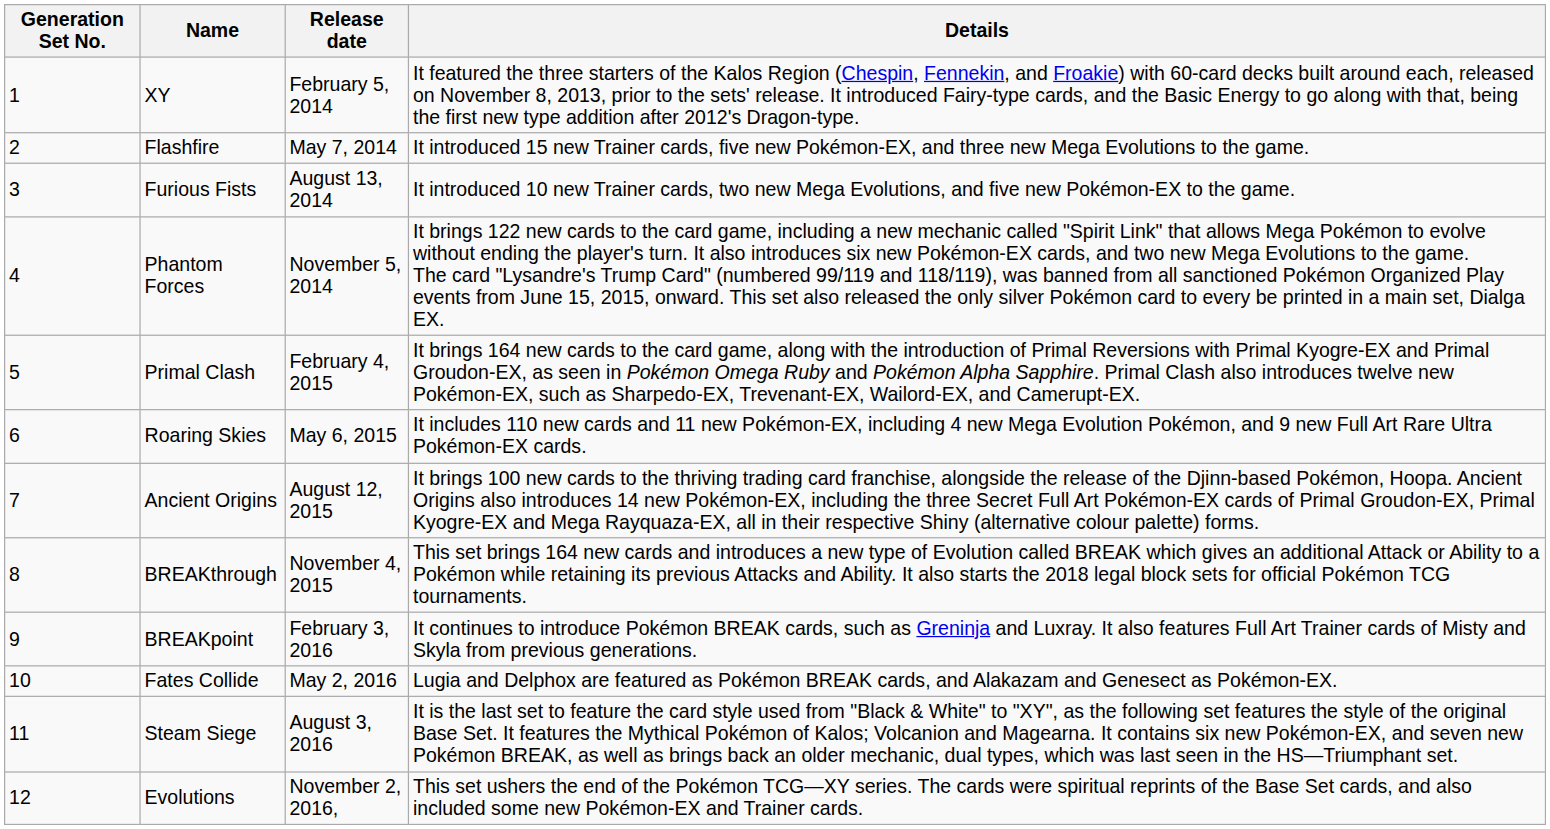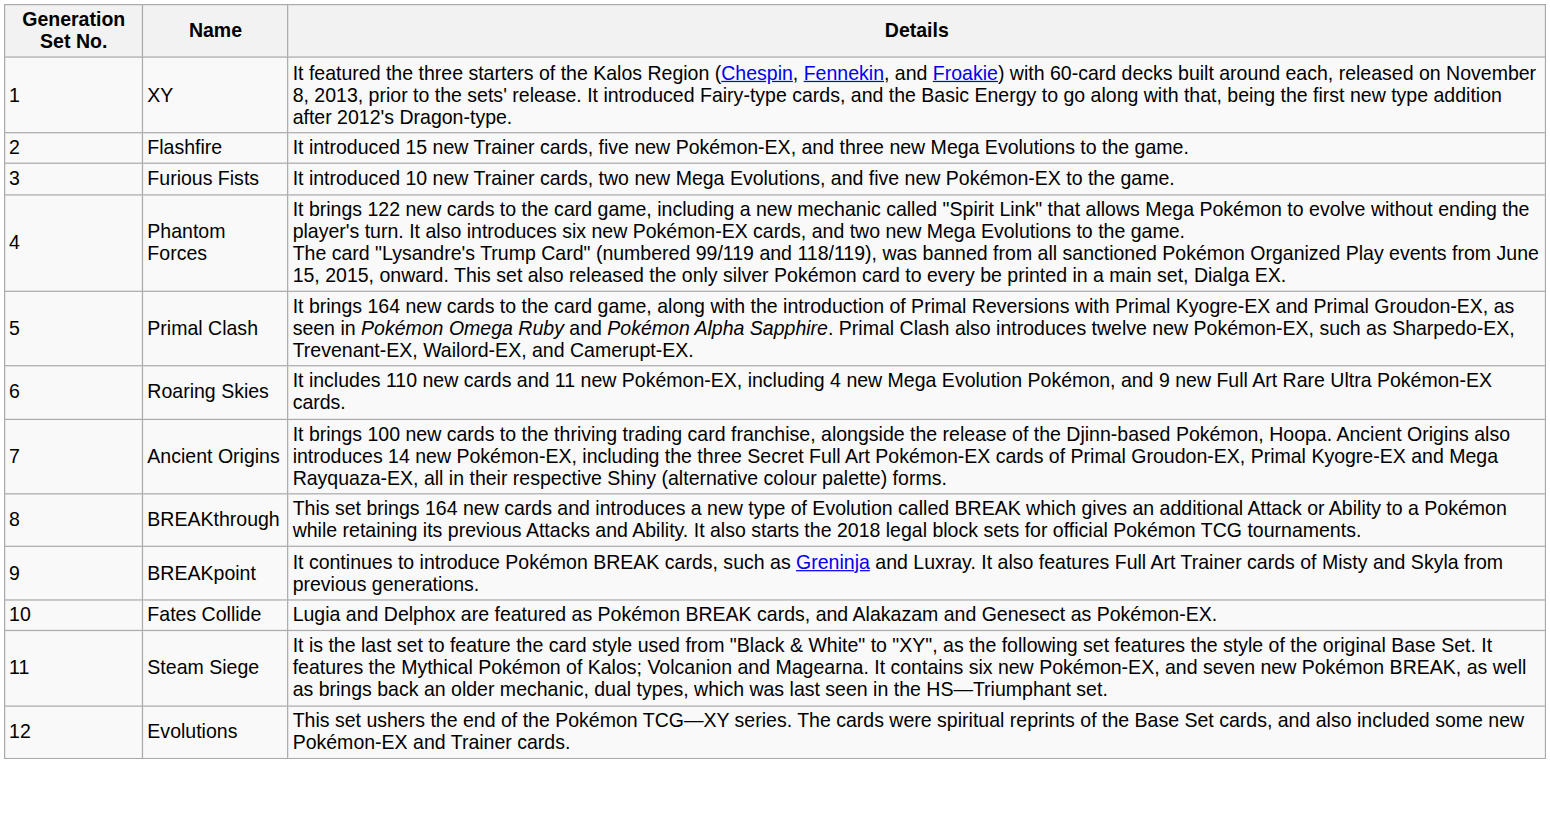- column: (347, 30)
